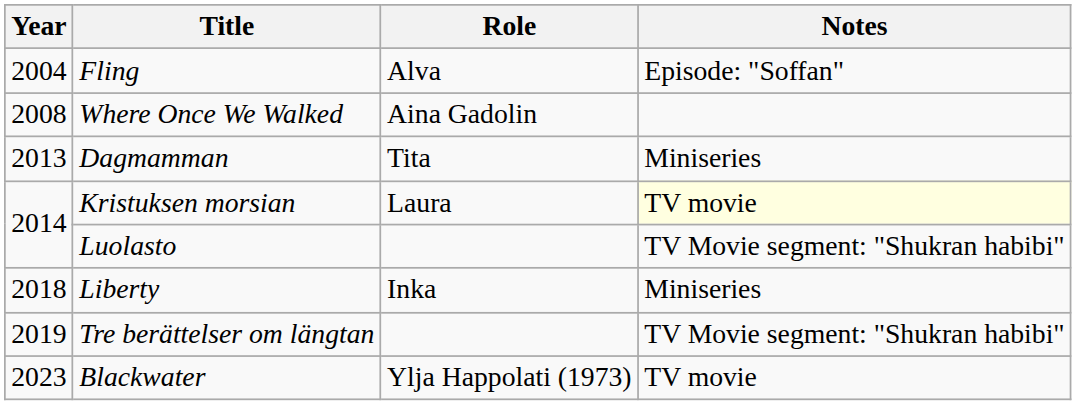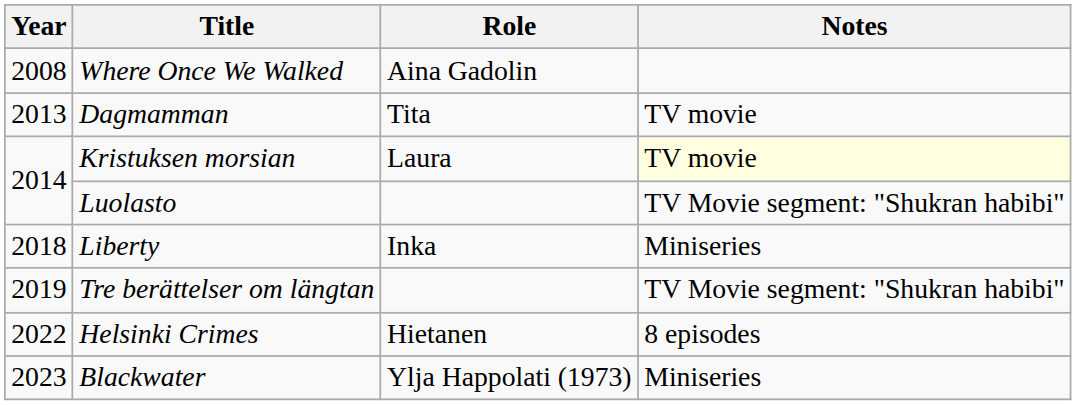- row: (109, 70)
(703, 158) Miniseries -> (701, 114) TV movie
+ row: (169, 333)
(701, 377) TV movie -> (703, 377) Miniseries
